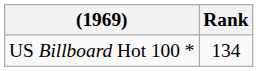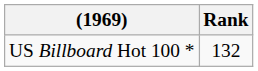(226, 50) 134 -> (226, 50) 132
